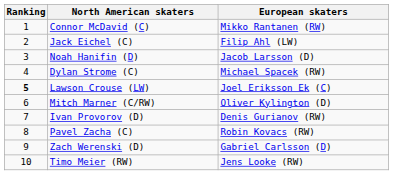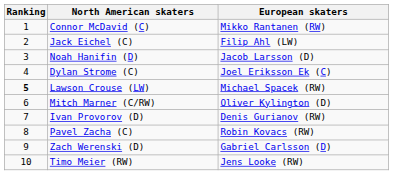(273, 72) Michael Spacek (RW) -> (276, 72) Joel Eriksson Ek (C)
(276, 87) Joel Eriksson Ek (C) -> (273, 87) Michael Spacek (RW)
